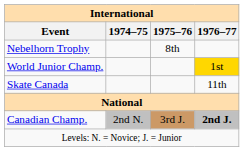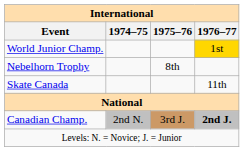rows swapped: (55, 66) <-> (48, 48)
